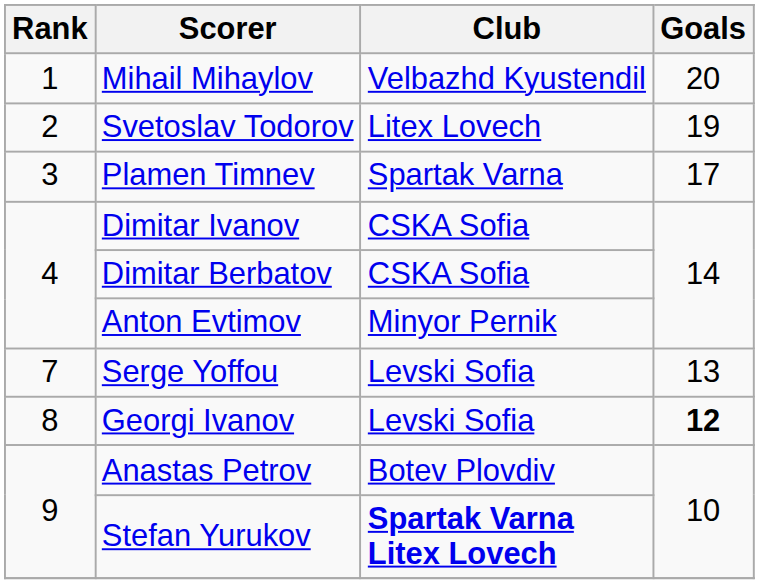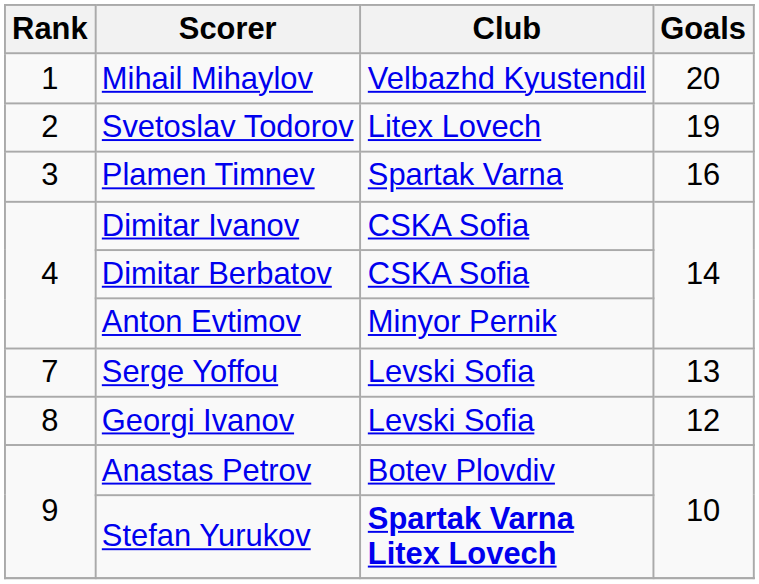(703, 175) 17 -> (703, 175) 16
(703, 420) bold -> (703, 420) normal
